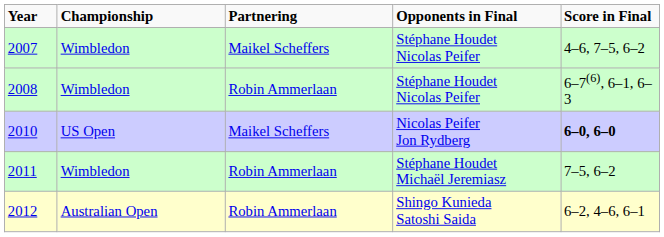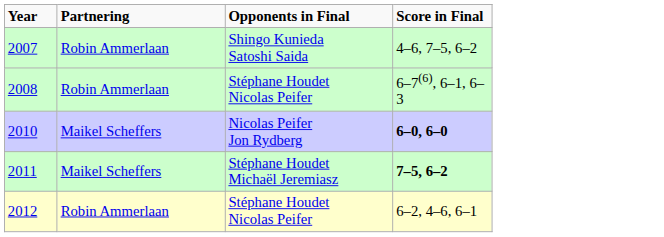- column: (107, 16)
(279, 47) Maikel Scheffers -> (115, 47) Robin Ammerlaan
(447, 47) Stéphane Houdet Nicolas Peifer -> (276, 47) Shingo Kunieda Satoshi Saida
(283, 171) Robin Ammerlaan -> (111, 171) Maikel Scheffers
(590, 171) normal -> (422, 171) bold
(444, 211) Shingo Kunieda Satoshi Saida -> (279, 211) Stéphane Houdet Nicolas Peifer
